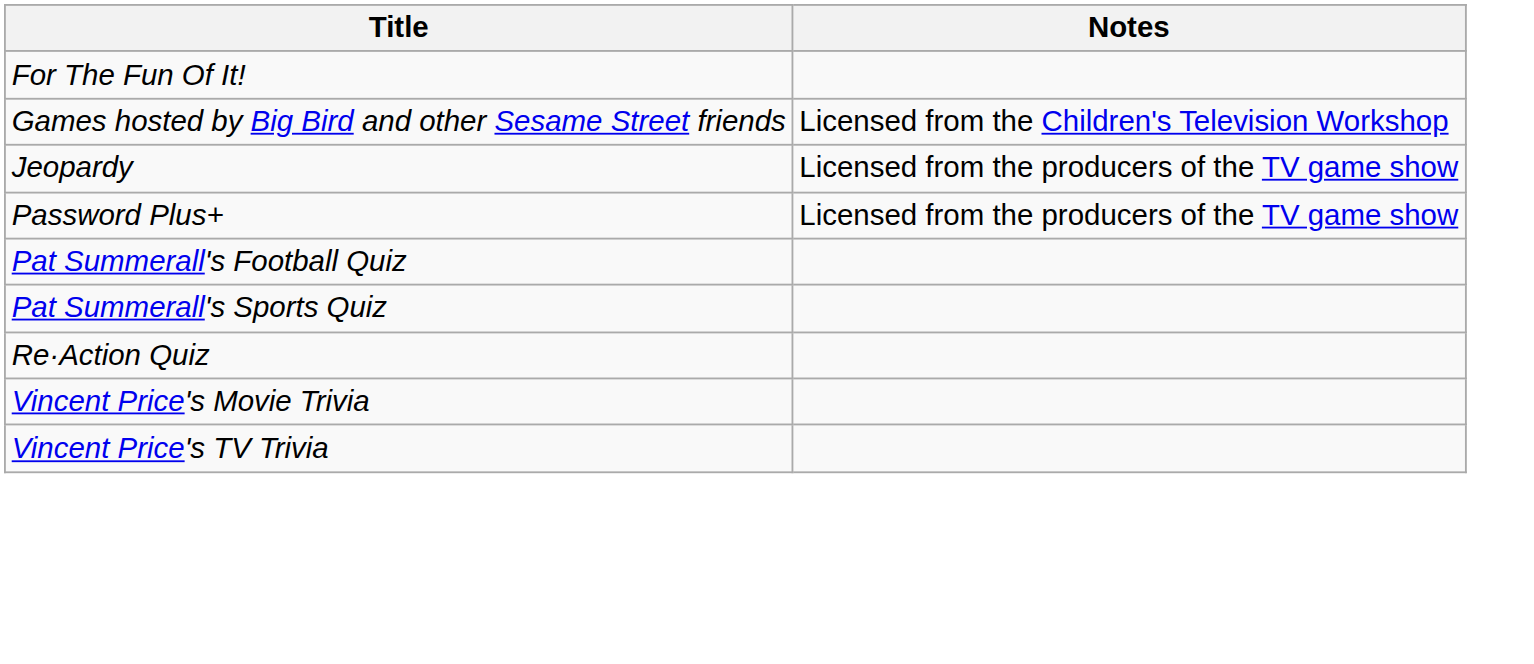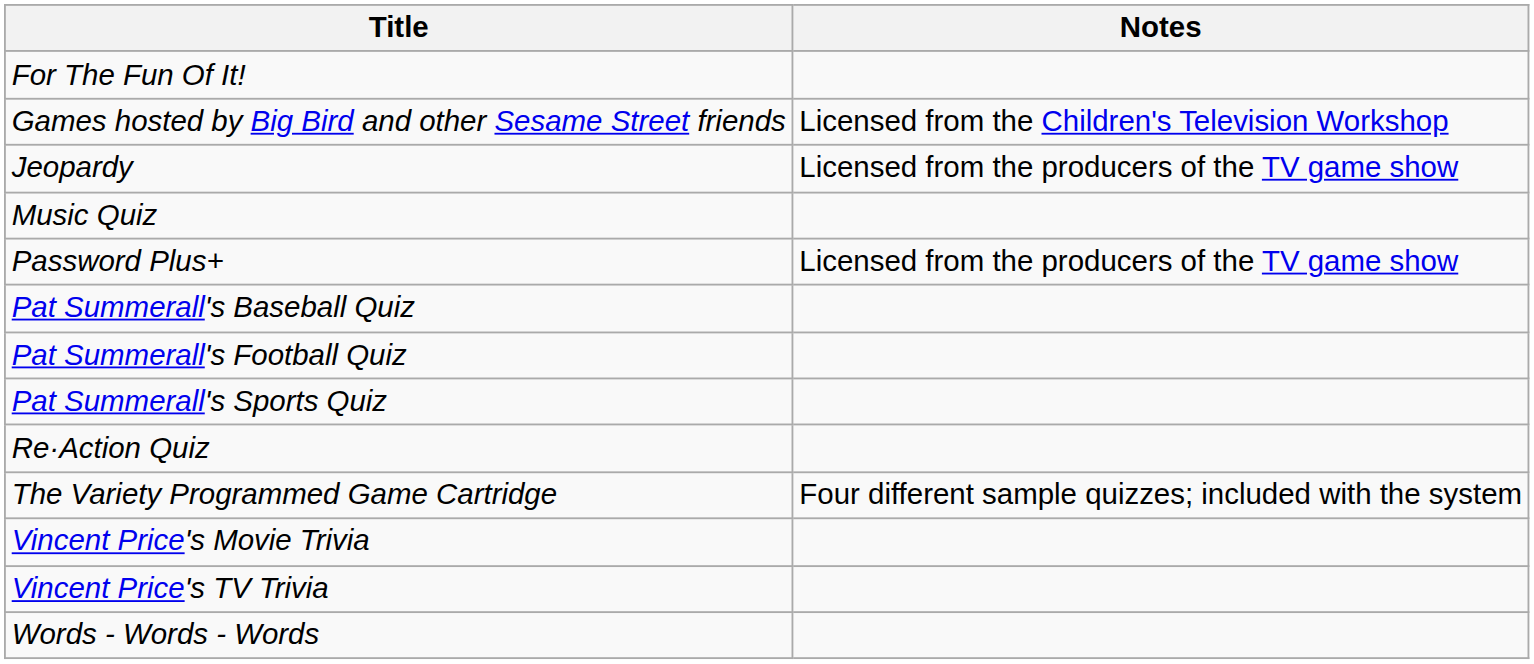+ row: (84, 214)
+ row: (213, 307)
+ row: (284, 494)
+ row: (165, 634)
